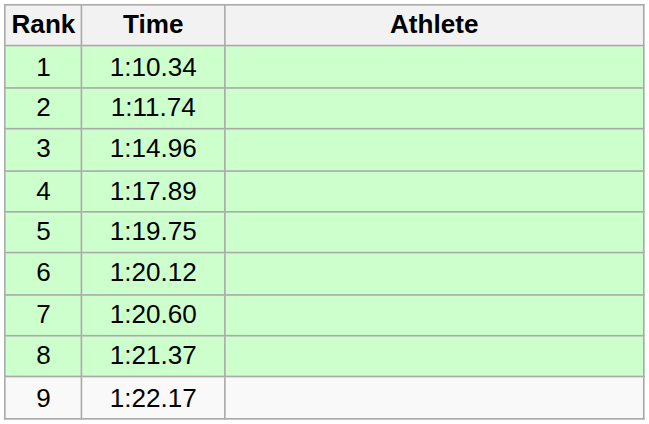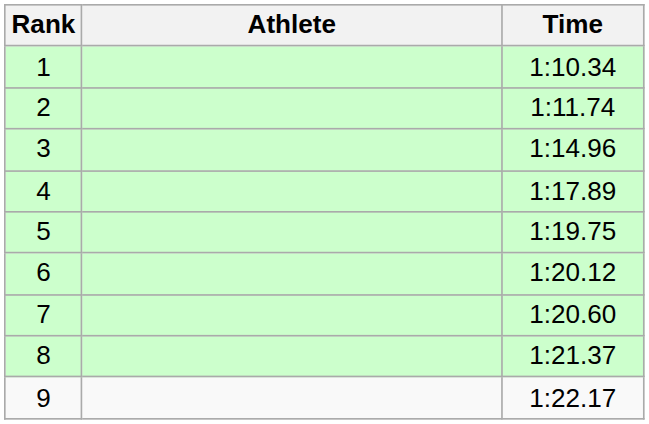columns swapped: (434, 25) <-> (153, 25)
